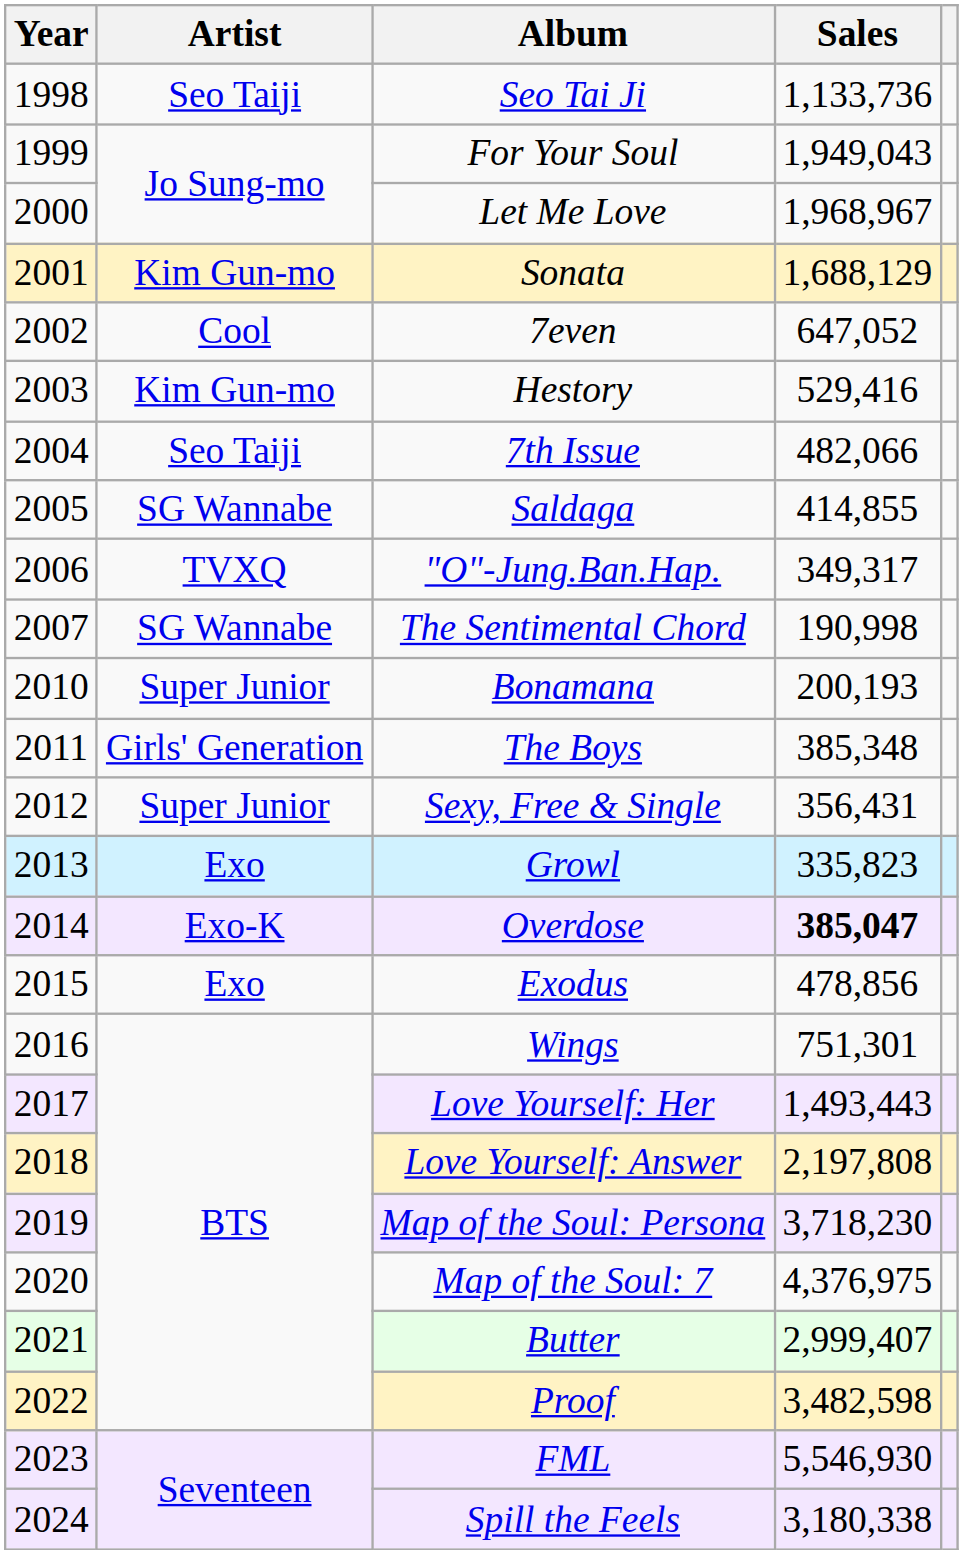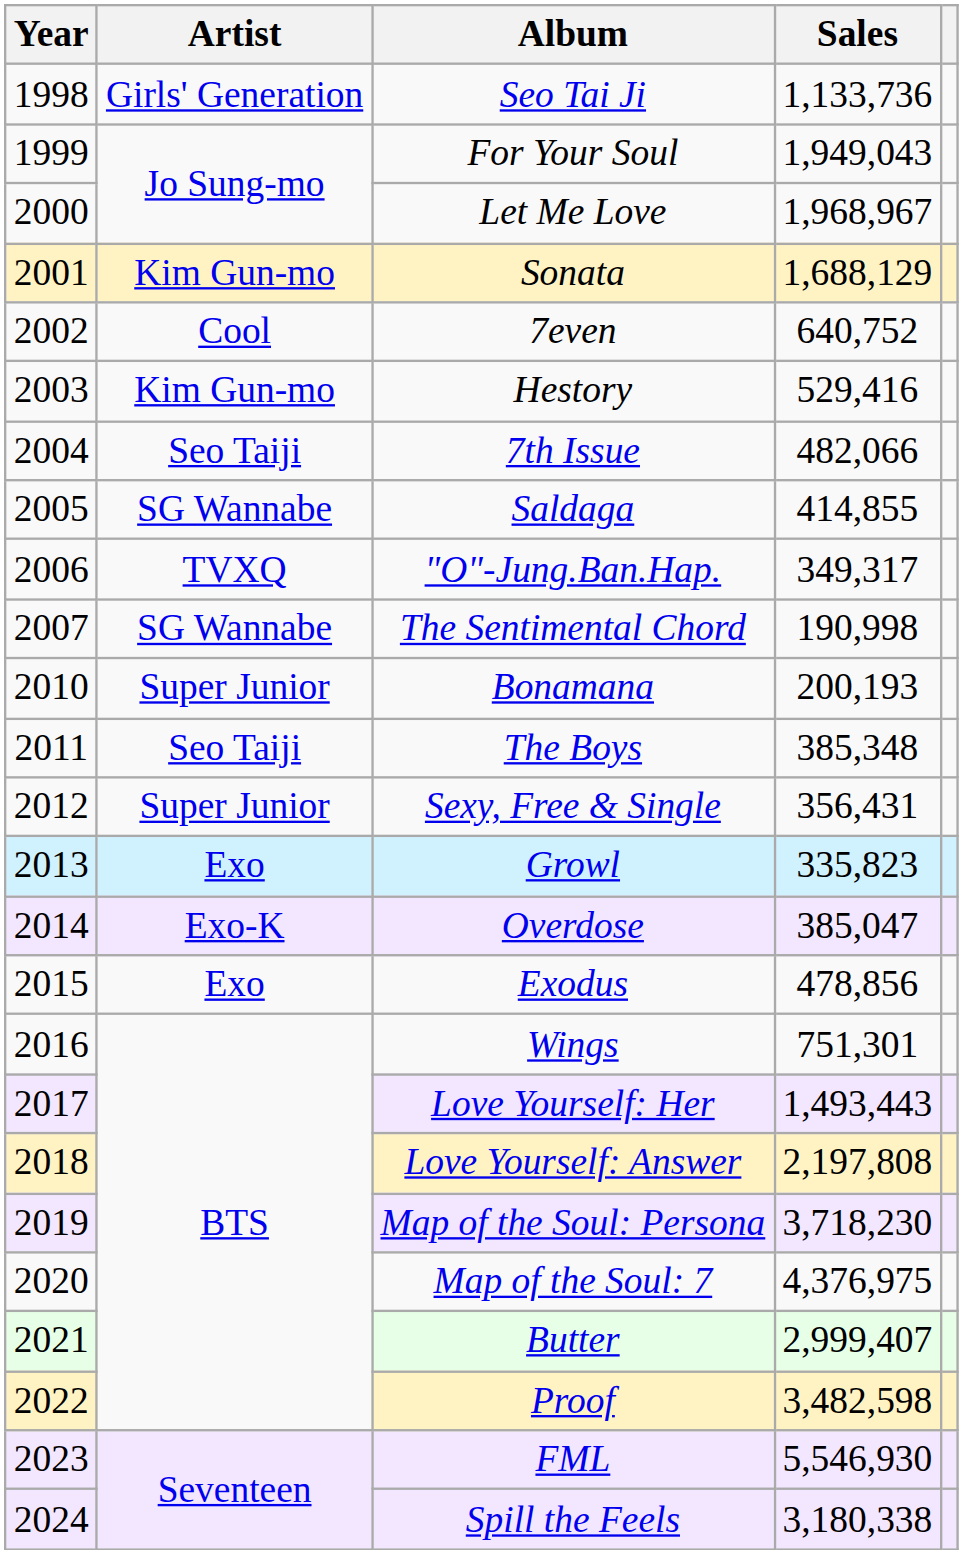(235, 93) Seo Taiji -> (235, 93) Girls' Generation
(857, 331) 647,052 -> (857, 331) 640,752
(235, 746) Girls' Generation -> (235, 746) Seo Taiji
(857, 924) bold -> (857, 924) normal
